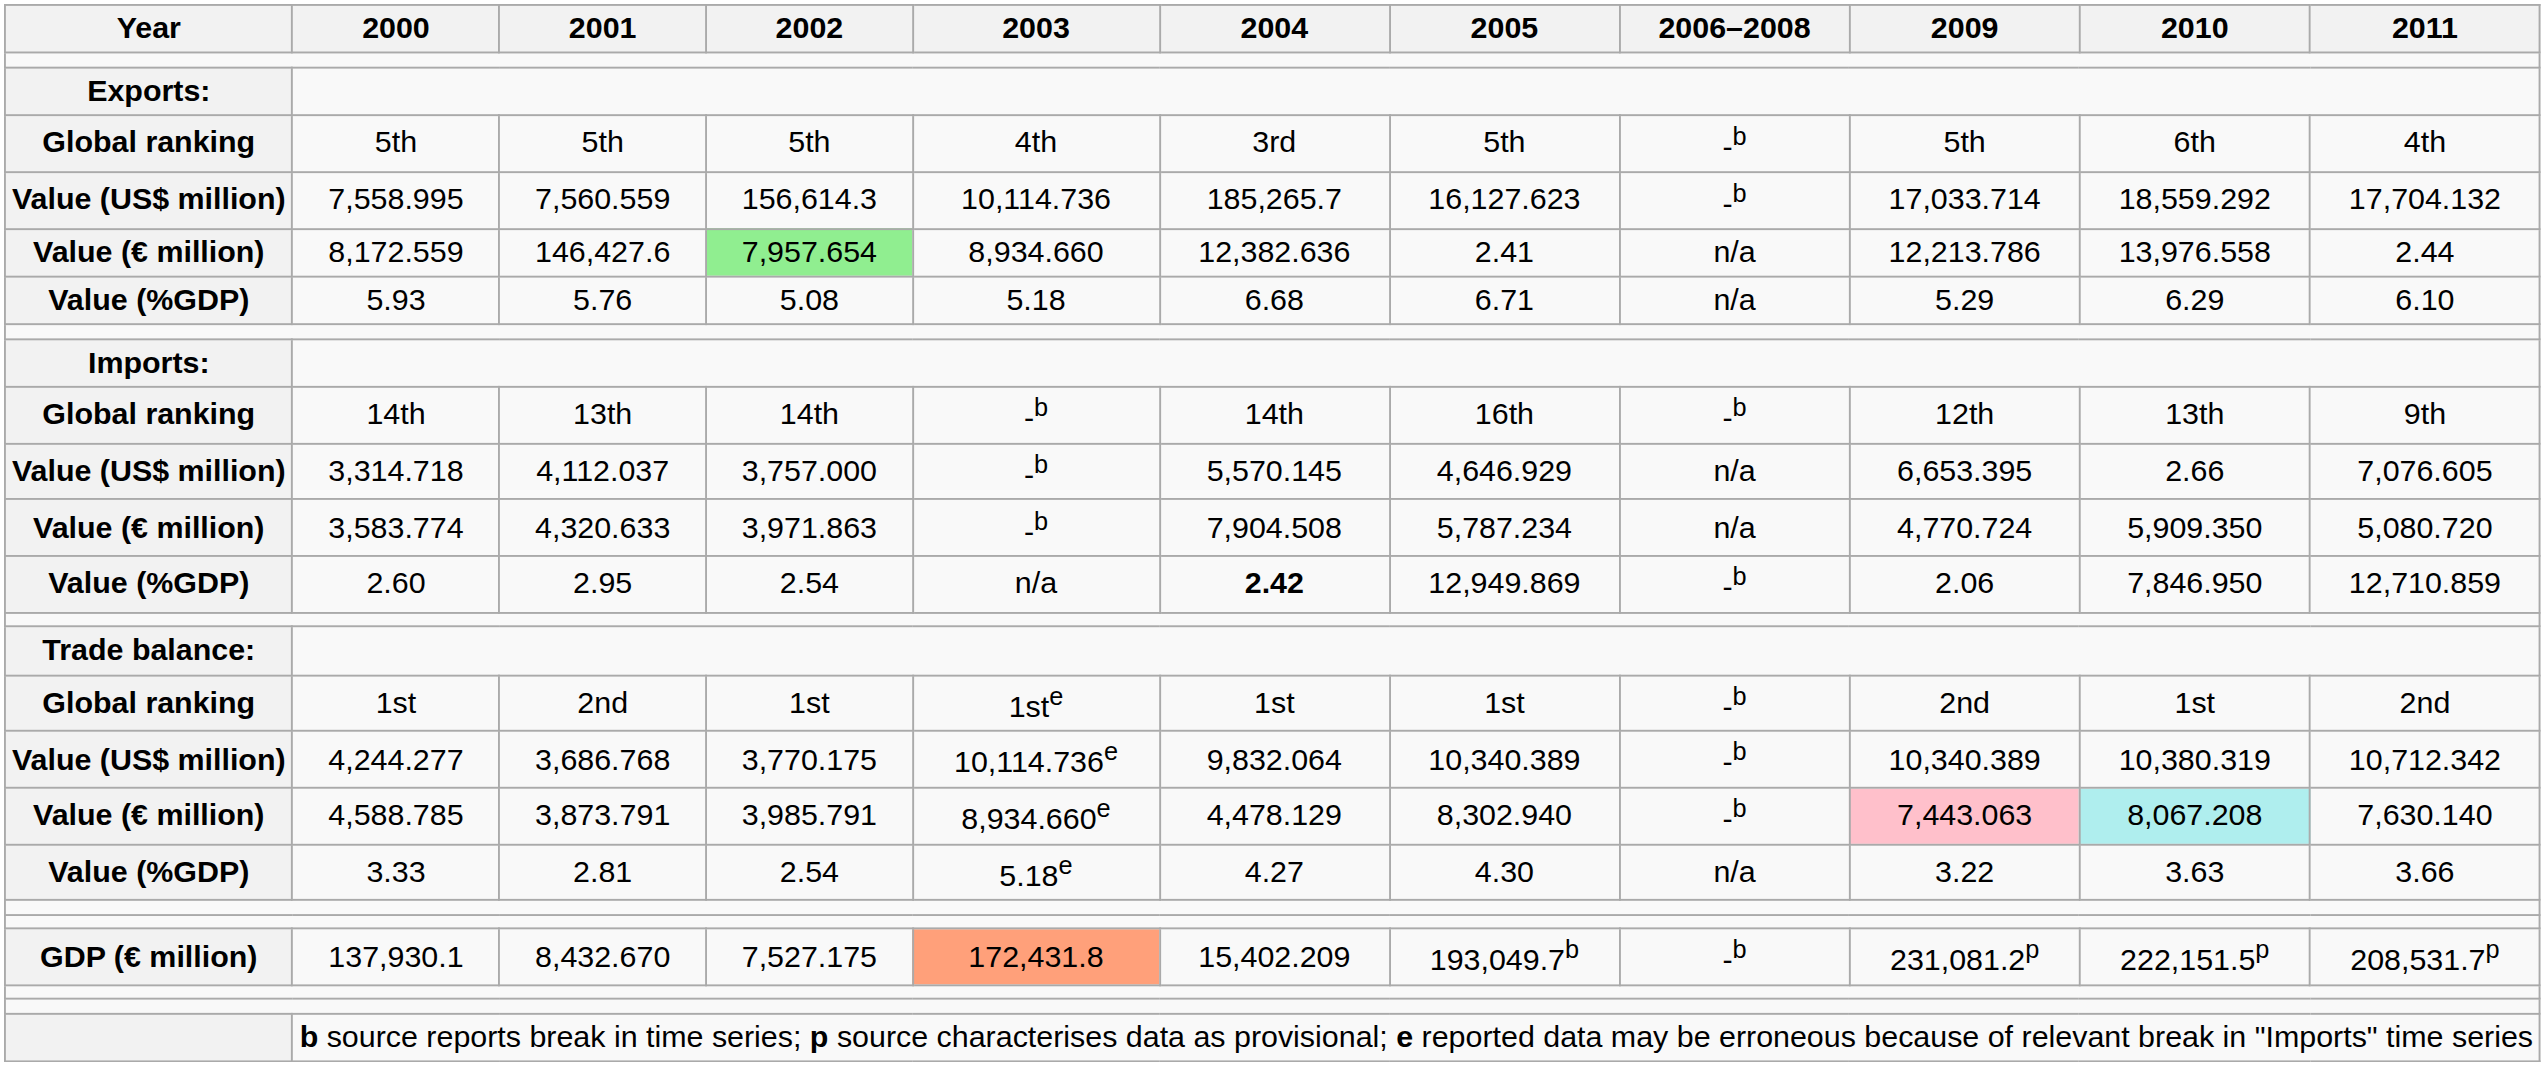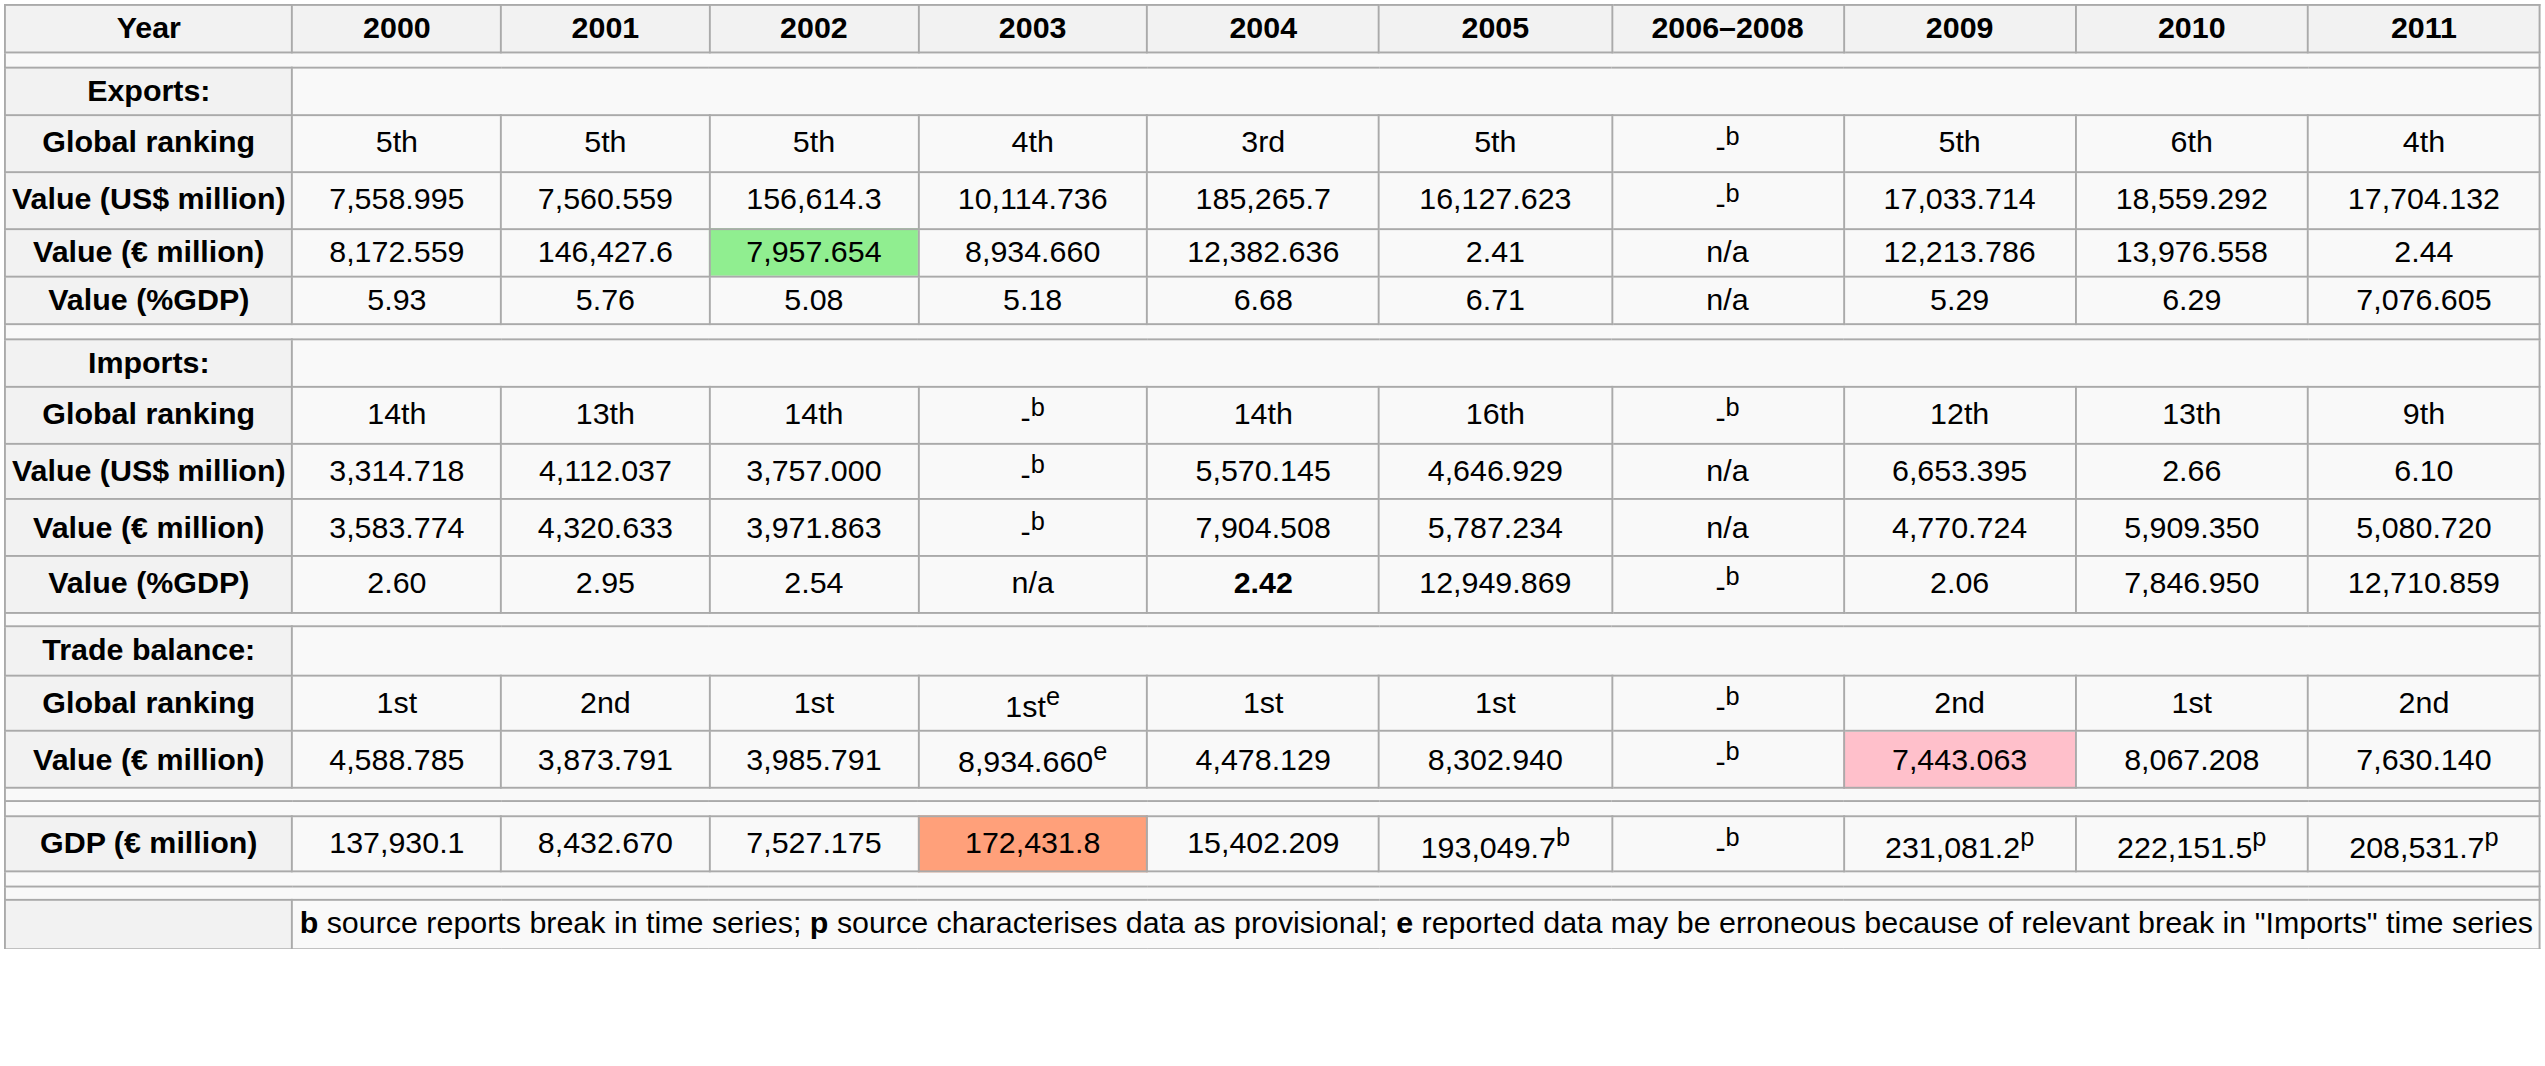(2425, 300) 6.10 -> (2424, 300) 7,076.605
(2425, 471) 7,076.605 -> (2424, 471) 6.10
- row: (149, 759)
(2195, 815) paleturquoise background -> (2192, 759) no background
- row: (149, 871)
